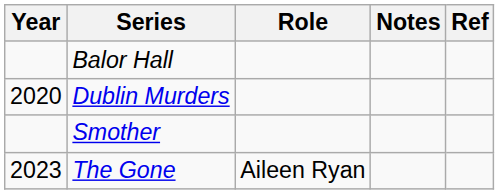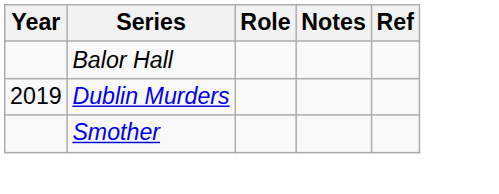(36, 96) 2020 -> (36, 96) 2019
- row: (124, 170)
